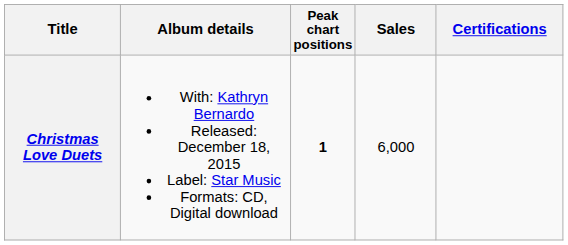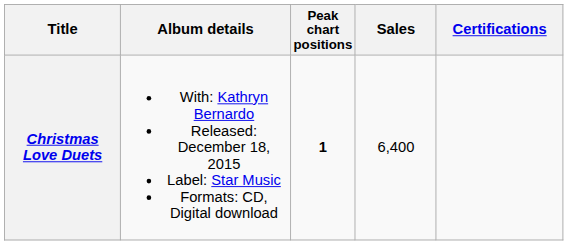(396, 147) 6,000 -> (396, 147) 6,400
